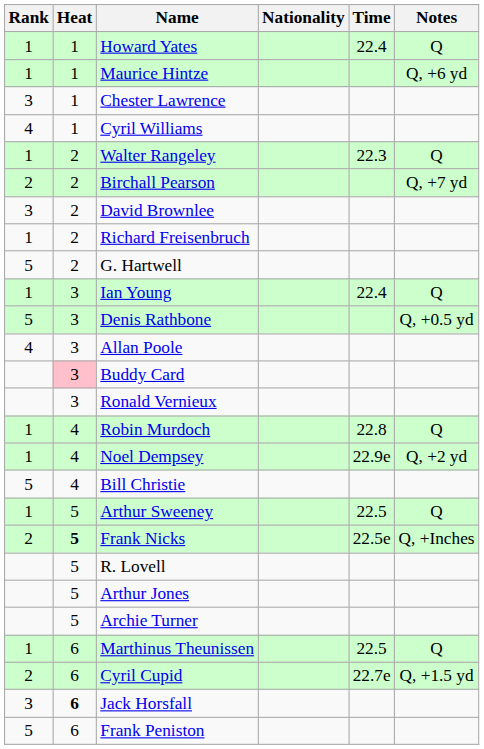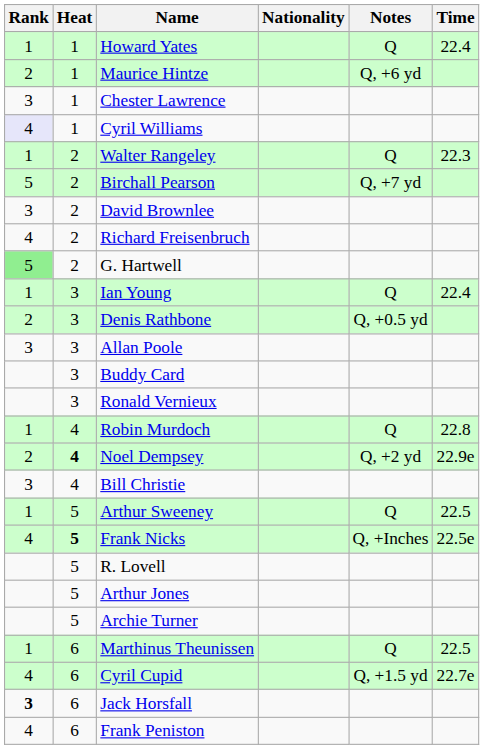columns swapped: (372, 18) <-> (437, 18)
(29, 73) 1 -> (29, 73) 2
(29, 127) no background -> (29, 127) lavender background
(29, 182) 2 -> (29, 182) 5
(29, 237) 1 -> (29, 237) 4
(29, 264) no background -> (29, 264) lightgreen background
(29, 319) 5 -> (29, 319) 2
(29, 347) 4 -> (29, 347) 3
(75, 374) pink background -> (75, 374) no background
(29, 456) 1 -> (29, 456) 2
(75, 456) normal -> (75, 456) bold
(29, 484) 5 -> (29, 484) 3
(29, 538) 2 -> (29, 538) 4
(29, 675) 2 -> (29, 675) 4
(29, 703) normal -> (29, 703) bold
(75, 703) bold -> (75, 703) normal
(29, 730) 5 -> (29, 730) 4
